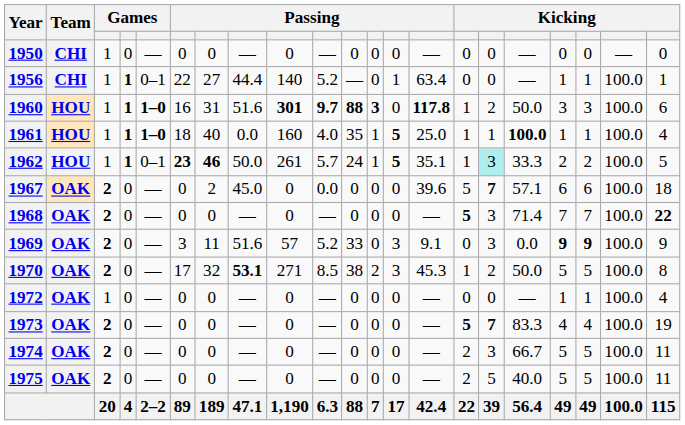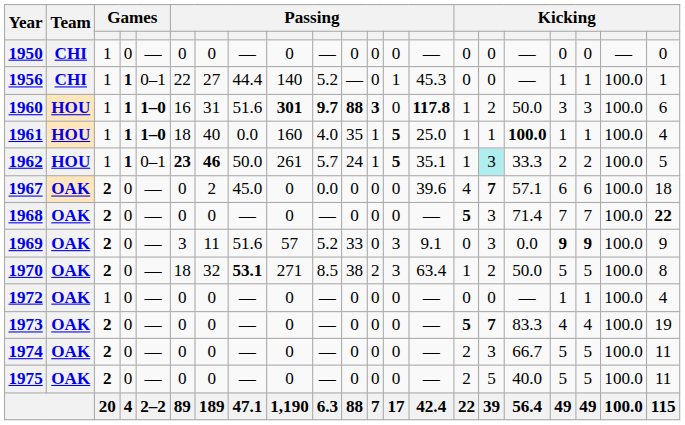(431, 80) 63.4 -> (431, 80) 45.3
(466, 188) 5 -> (466, 188) 4
(182, 270) 17 -> (182, 270) 18
(431, 270) 45.3 -> (431, 270) 63.4
